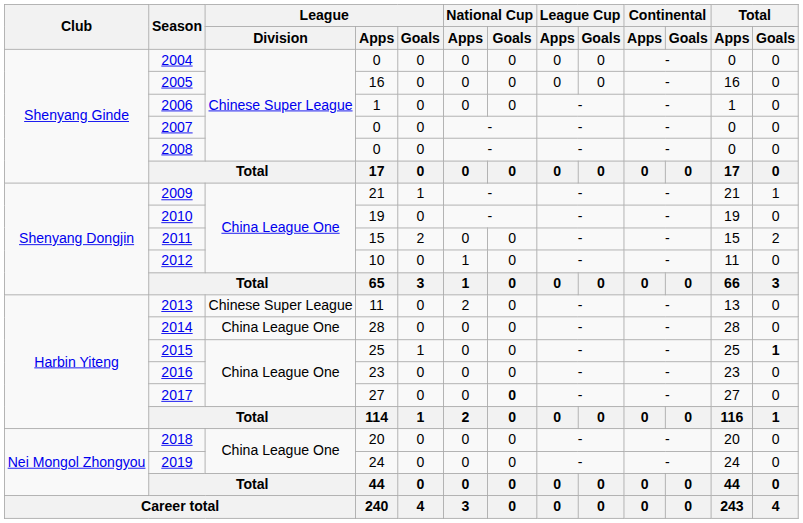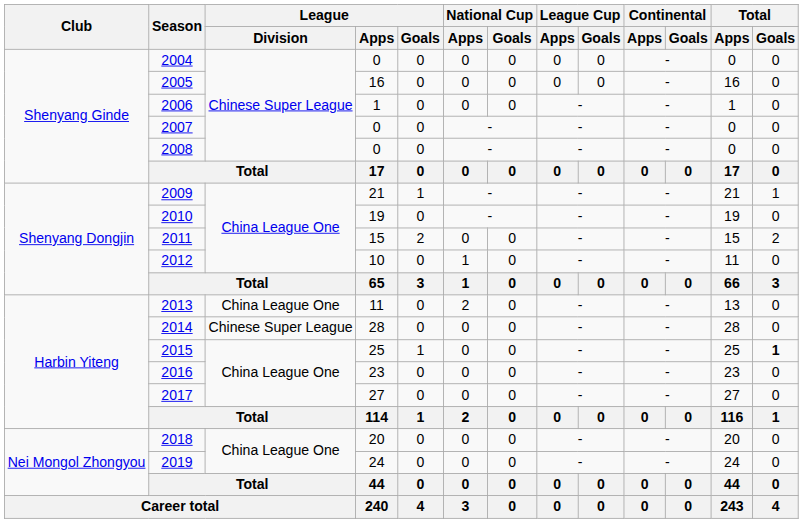(281, 305) Chinese Super League -> (281, 305) China League One
(281, 328) China League One -> (281, 328) Chinese Super League
(512, 395) bold -> (512, 395) normal
